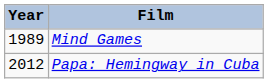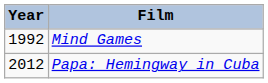(26, 41) 1989 -> (26, 41) 1992
